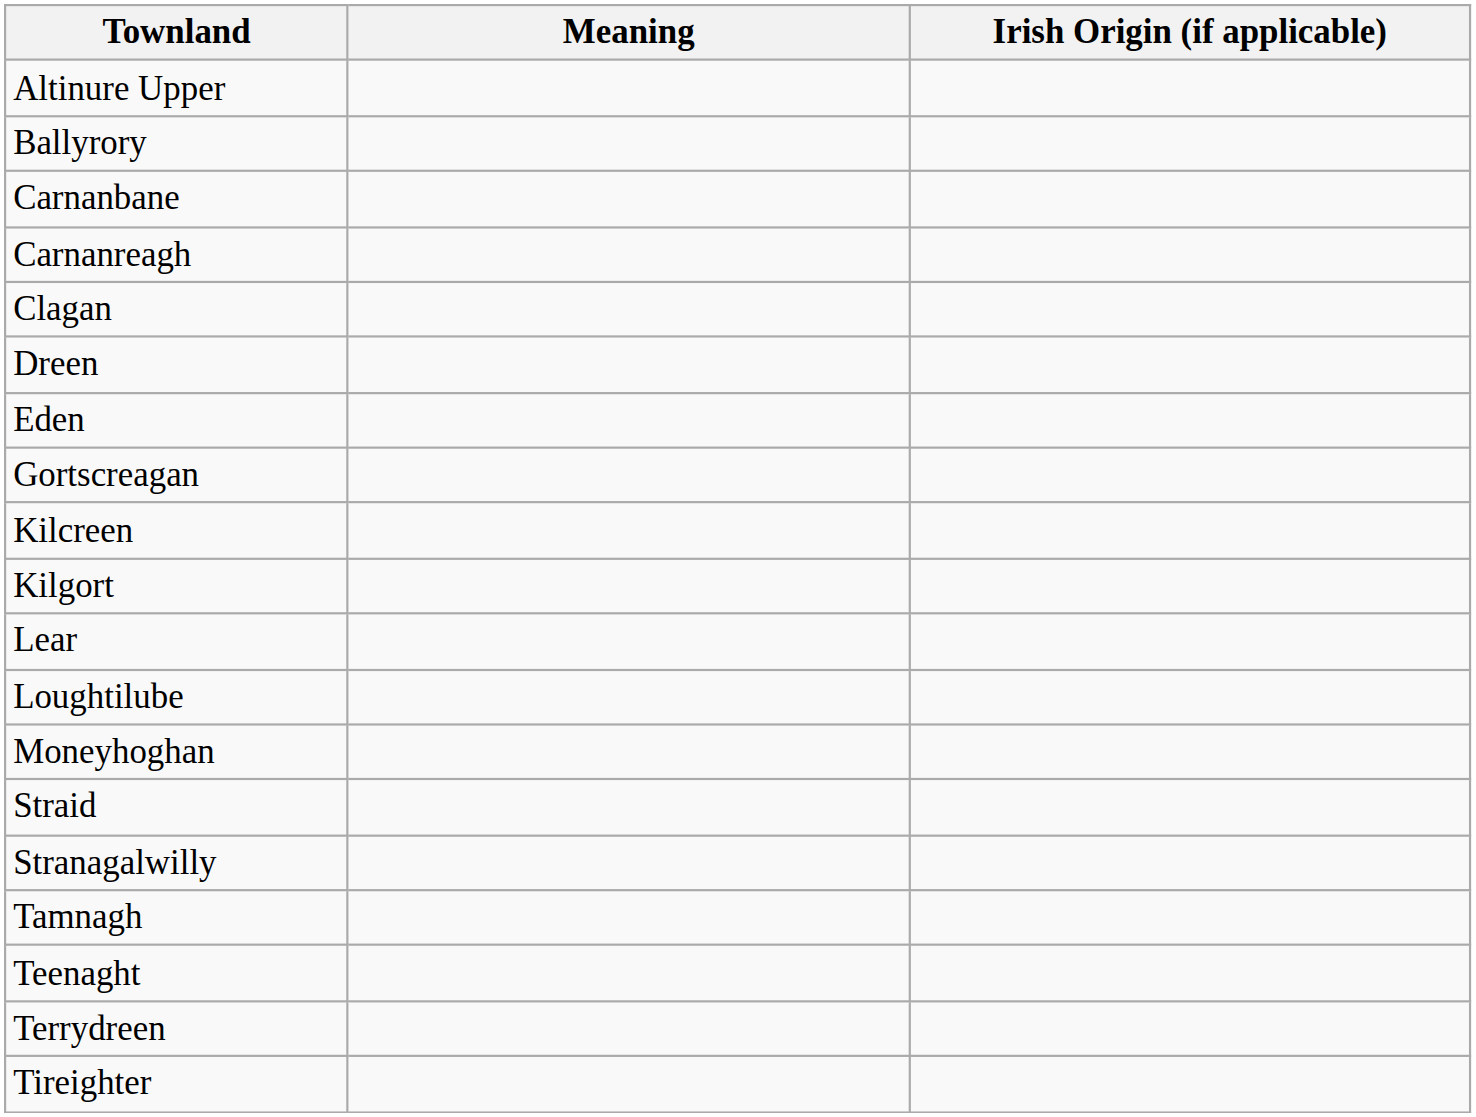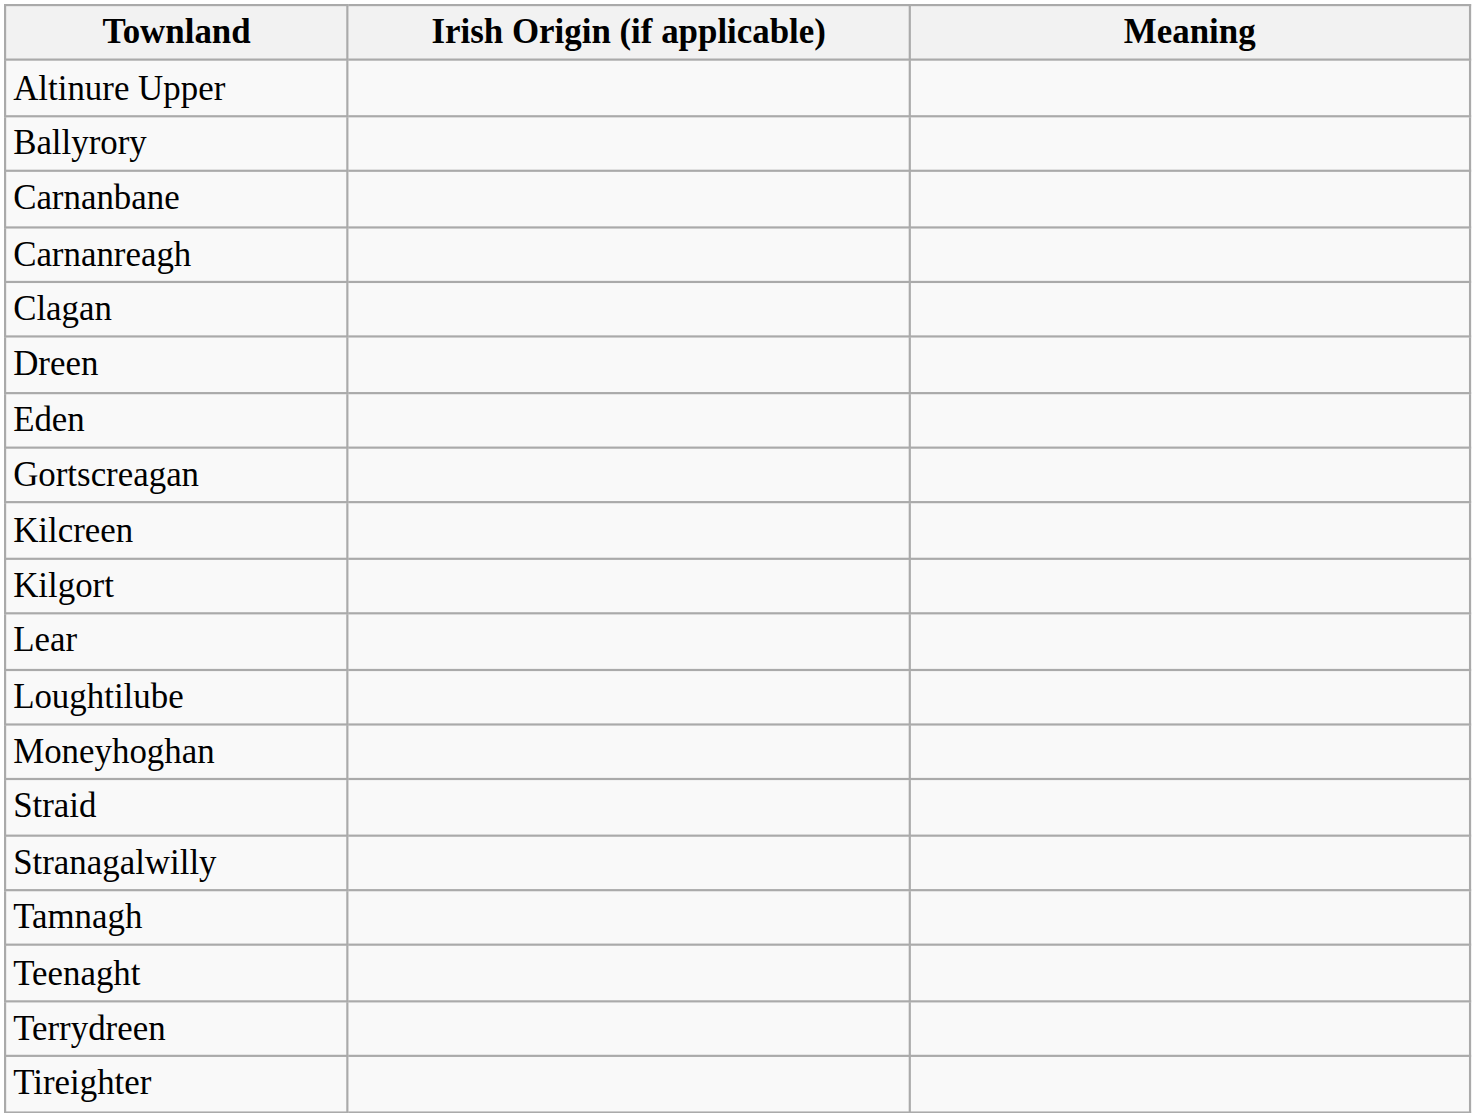columns swapped: (1190, 32) <-> (629, 32)
